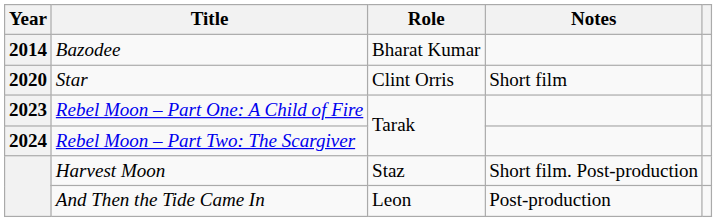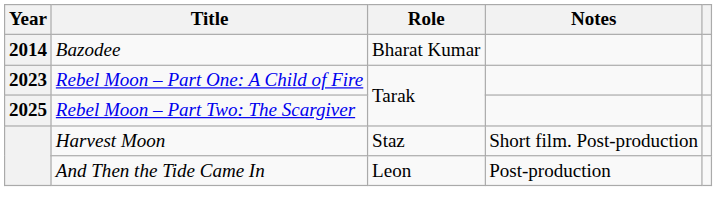- row: (72, 79)
(28, 140) 2024 -> (28, 110) 2025
